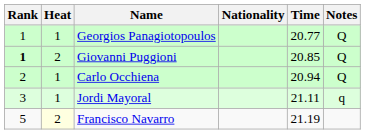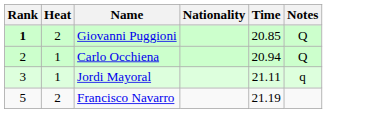- row: (146, 35)
(58, 118) lightyellow background -> (58, 98) no background
